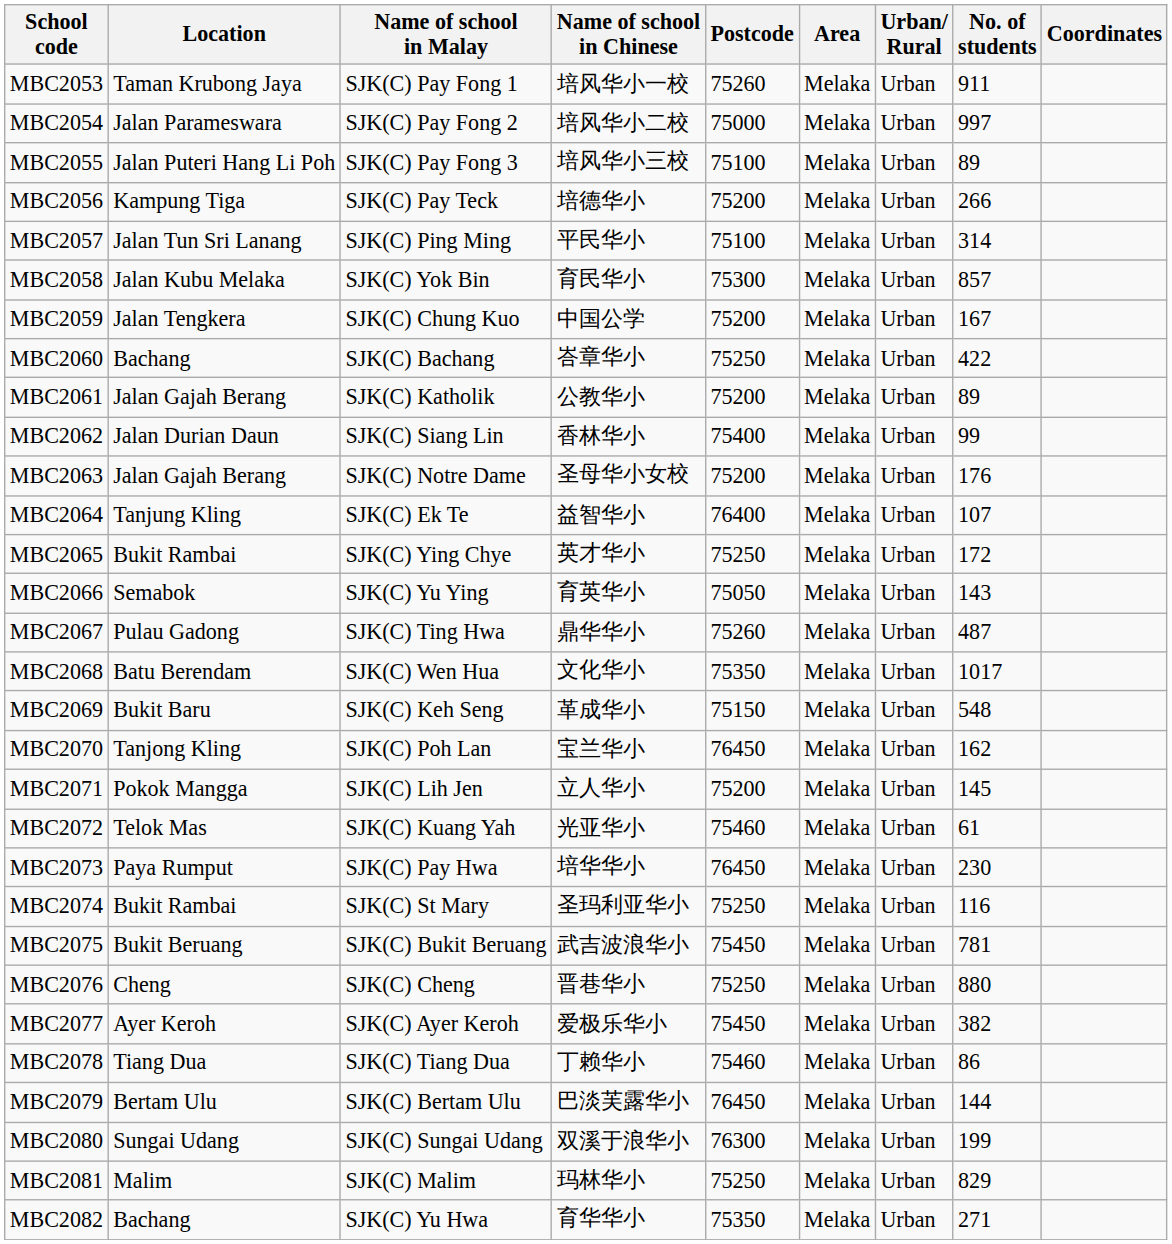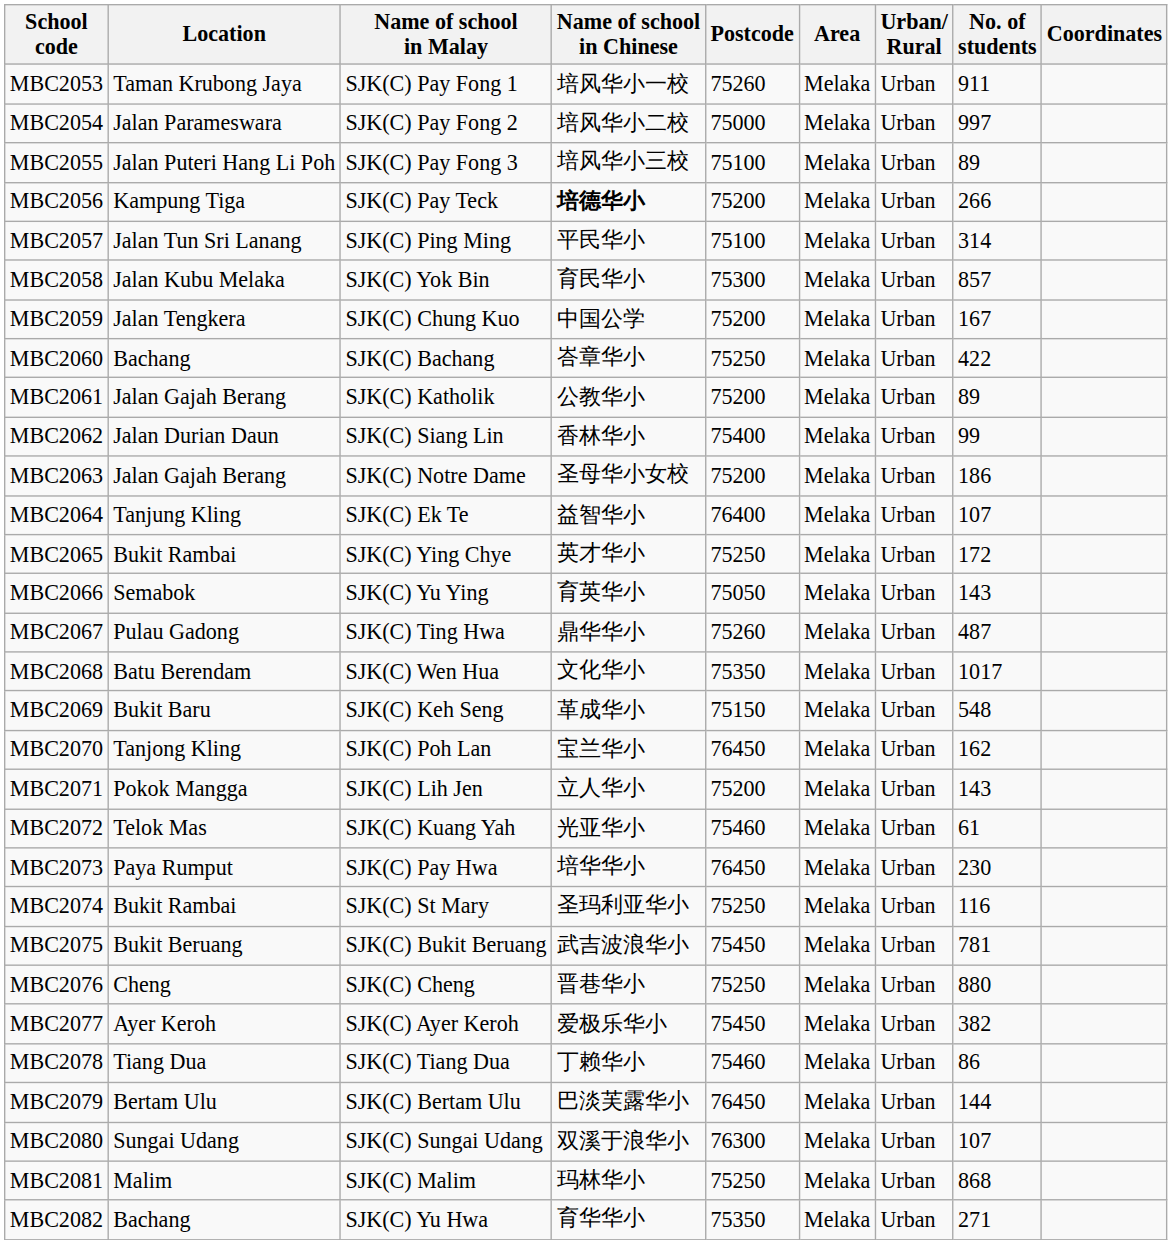(601, 200) normal -> (601, 200) bold
(975, 475) 176 -> (975, 475) 186
(975, 788) 145 -> (975, 788) 143
(975, 1141) 199 -> (975, 1141) 107
(975, 1180) 829 -> (975, 1180) 868
